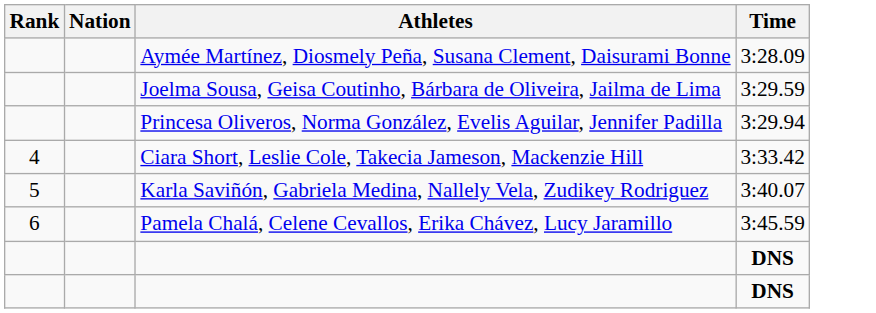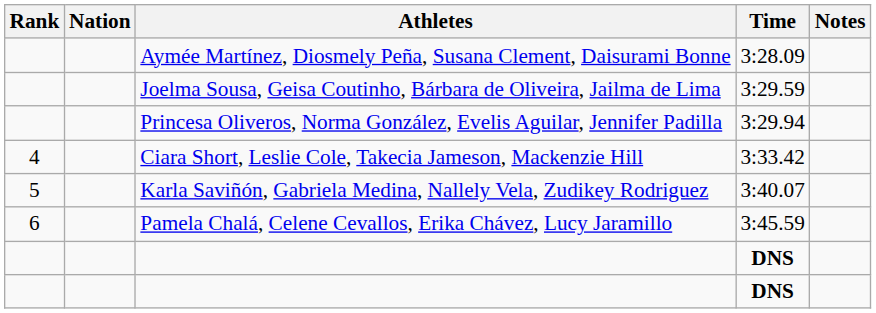+ column: (840, 21)
